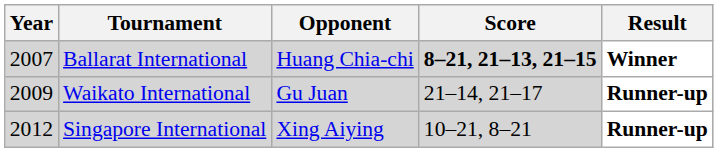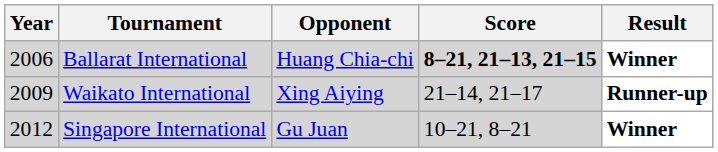(31, 58) 2007 -> (31, 58) 2006
(312, 93) Gu Juan -> (330, 93) Xing Aiying
(330, 129) Xing Aiying -> (312, 129) Gu Juan
(657, 129) Runner-up -> (642, 129) Winner
